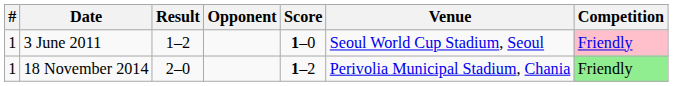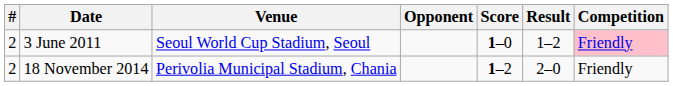columns swapped: (450, 17) <-> (178, 17)
(12, 42) 1 -> (12, 42) 2
(12, 68) 1 -> (12, 68) 2
(605, 68) lightgreen background -> (605, 68) no background
